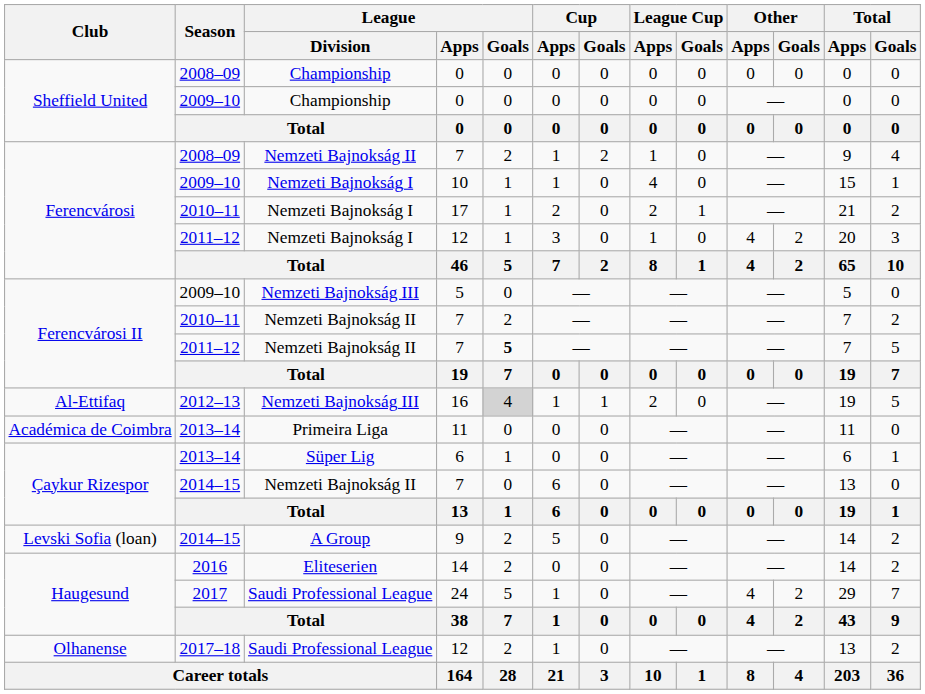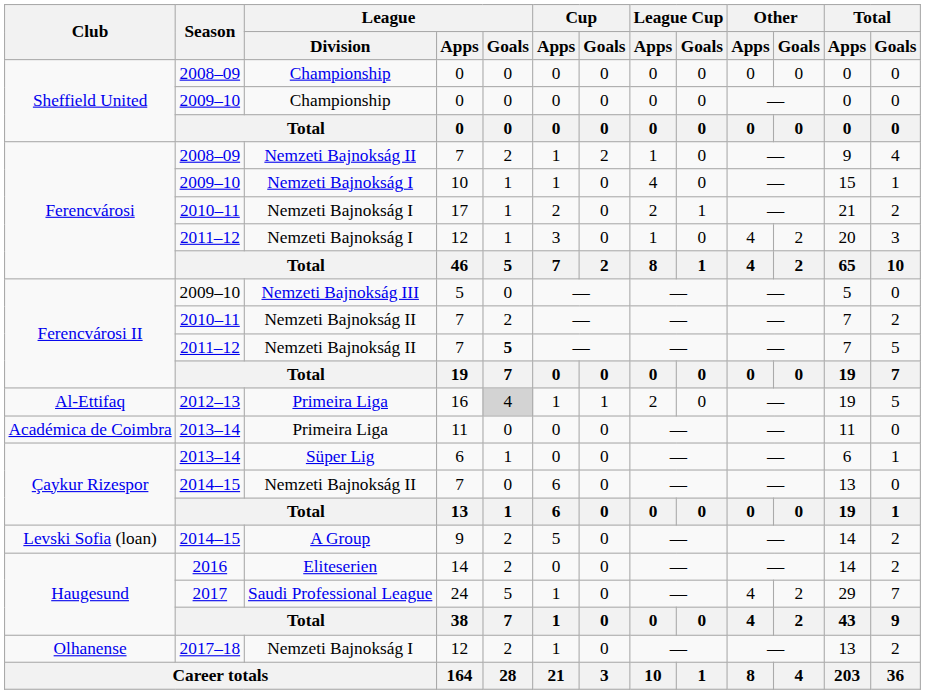(340, 401) Nemzeti Bajnokság III -> (340, 401) Primeira Liga
(340, 648) Saudi Professional League -> (340, 648) Nemzeti Bajnokság I
